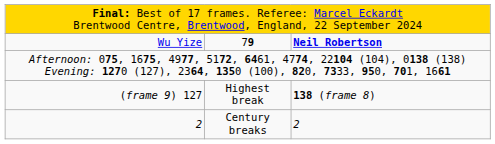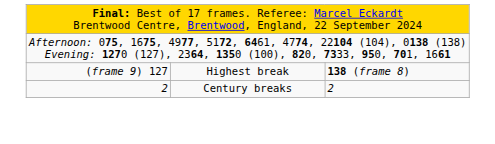- row: (180, 42)
